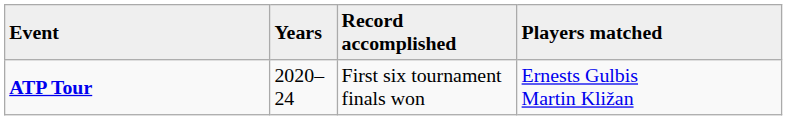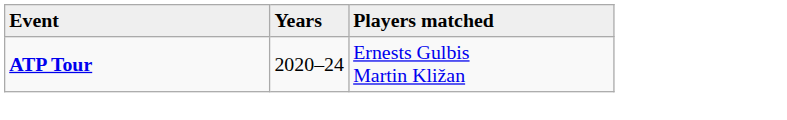- column: (399, 31)
